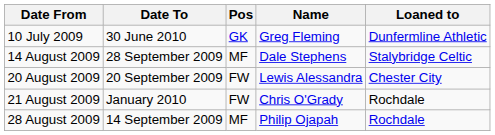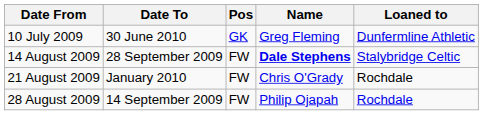(238, 57) MF -> (239, 57) FW
(303, 57) normal -> (305, 57) bold
- row: (54, 78)
(238, 120) MF -> (239, 99) FW
